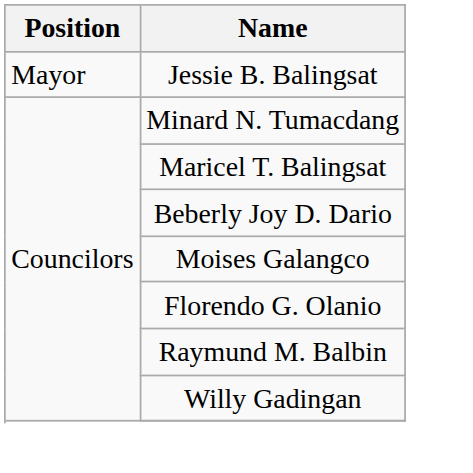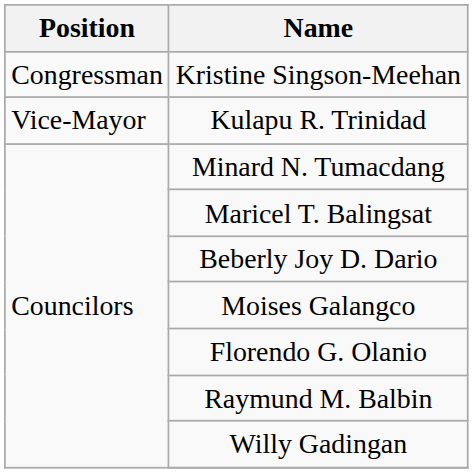+ row: (318, 74)
- row: (273, 74)
+ row: (318, 120)
